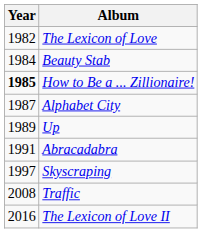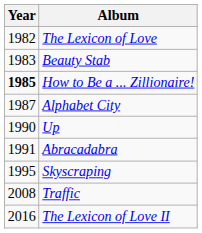(22, 60) 1984 -> (22, 60) 1983
(22, 127) 1989 -> (22, 127) 1990
(22, 171) 1997 -> (22, 171) 1995
